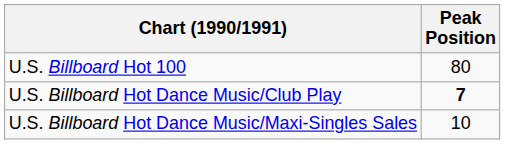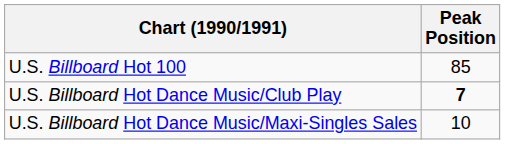(461, 67) 80 -> (461, 67) 85
